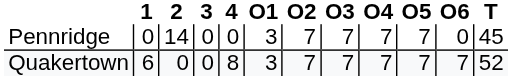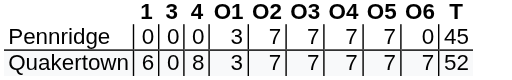- column: (176, 11)
